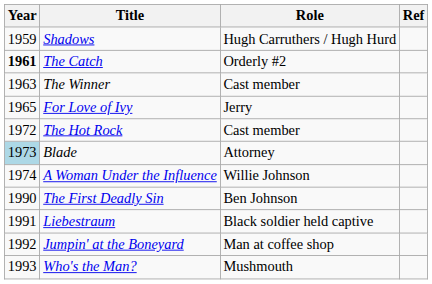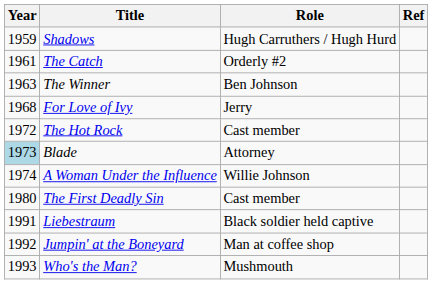(22, 61) bold -> (22, 61) normal
(262, 84) Cast member -> (260, 84) Ben Johnson
(22, 107) 1965 -> (22, 107) 1968
(22, 198) 1990 -> (22, 198) 1980
(260, 198) Ben Johnson -> (262, 198) Cast member
